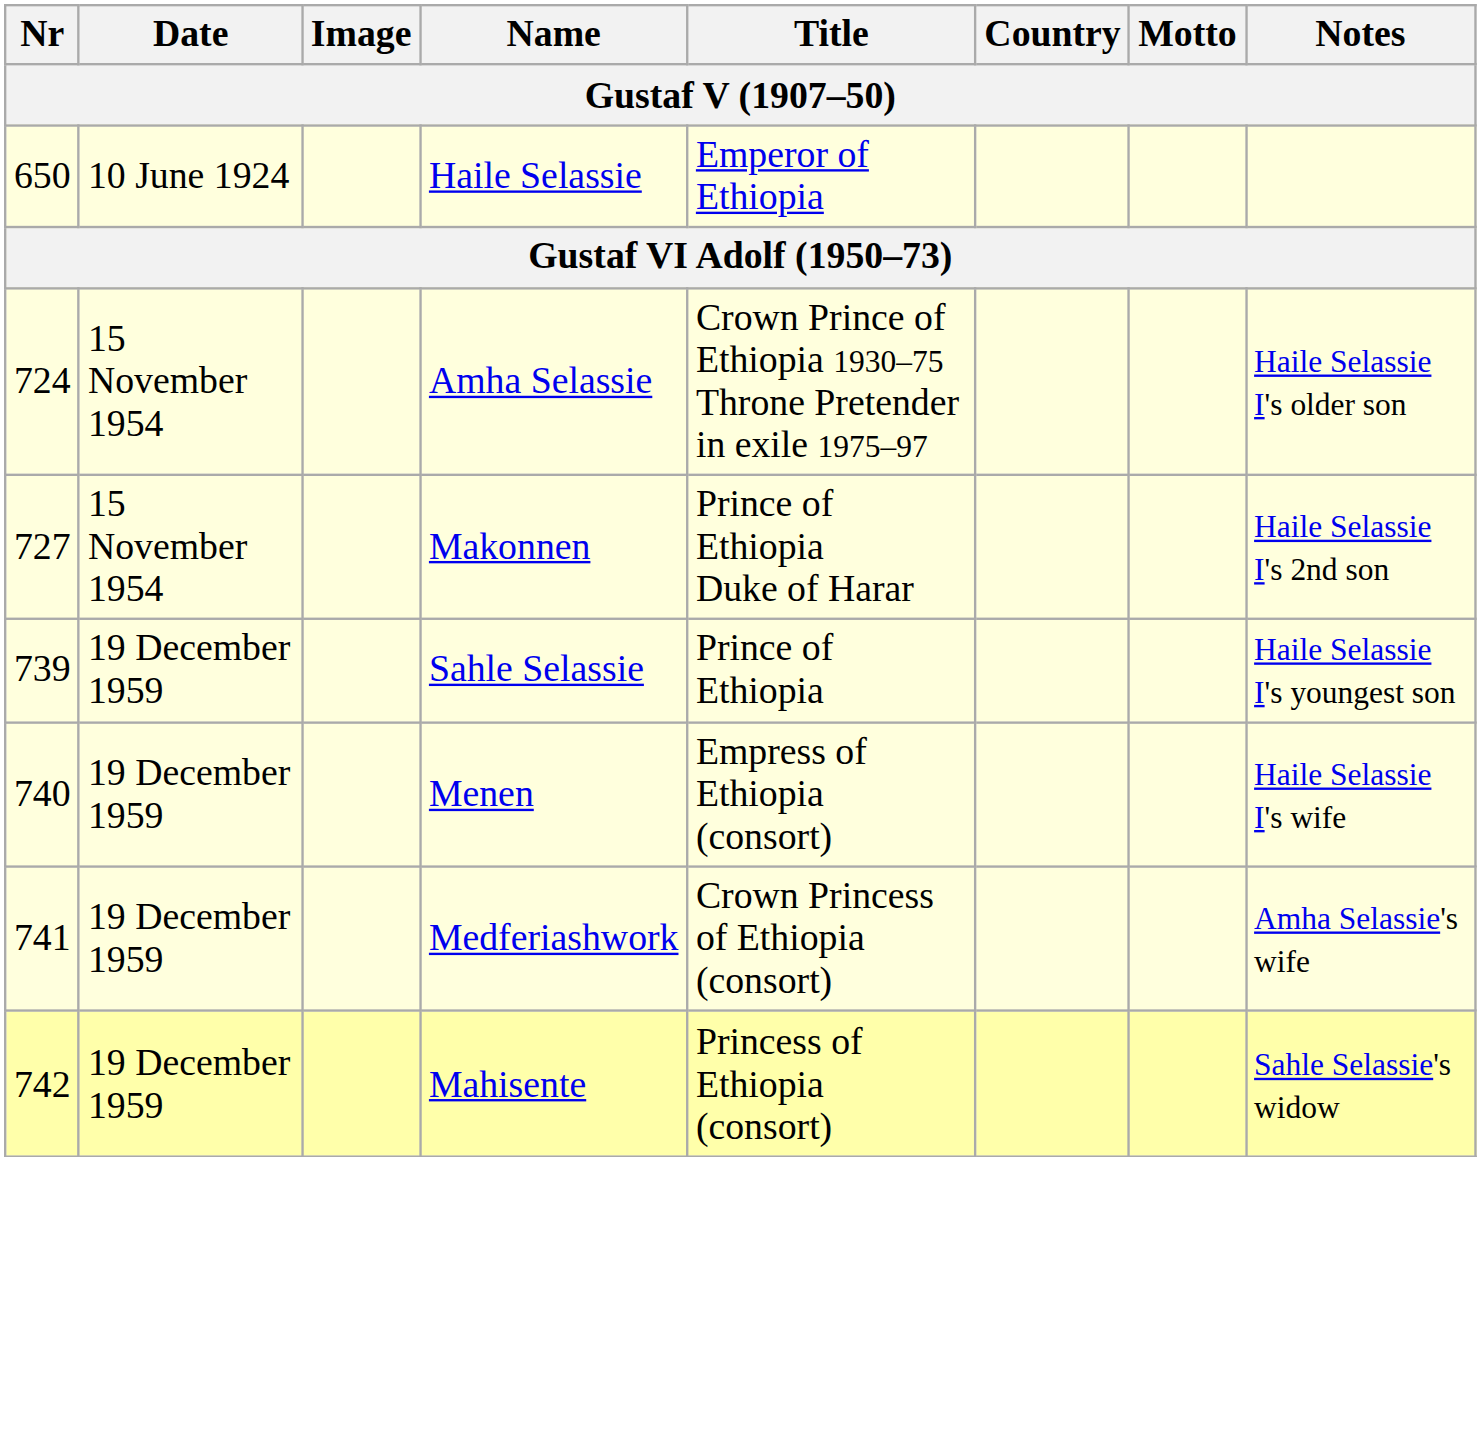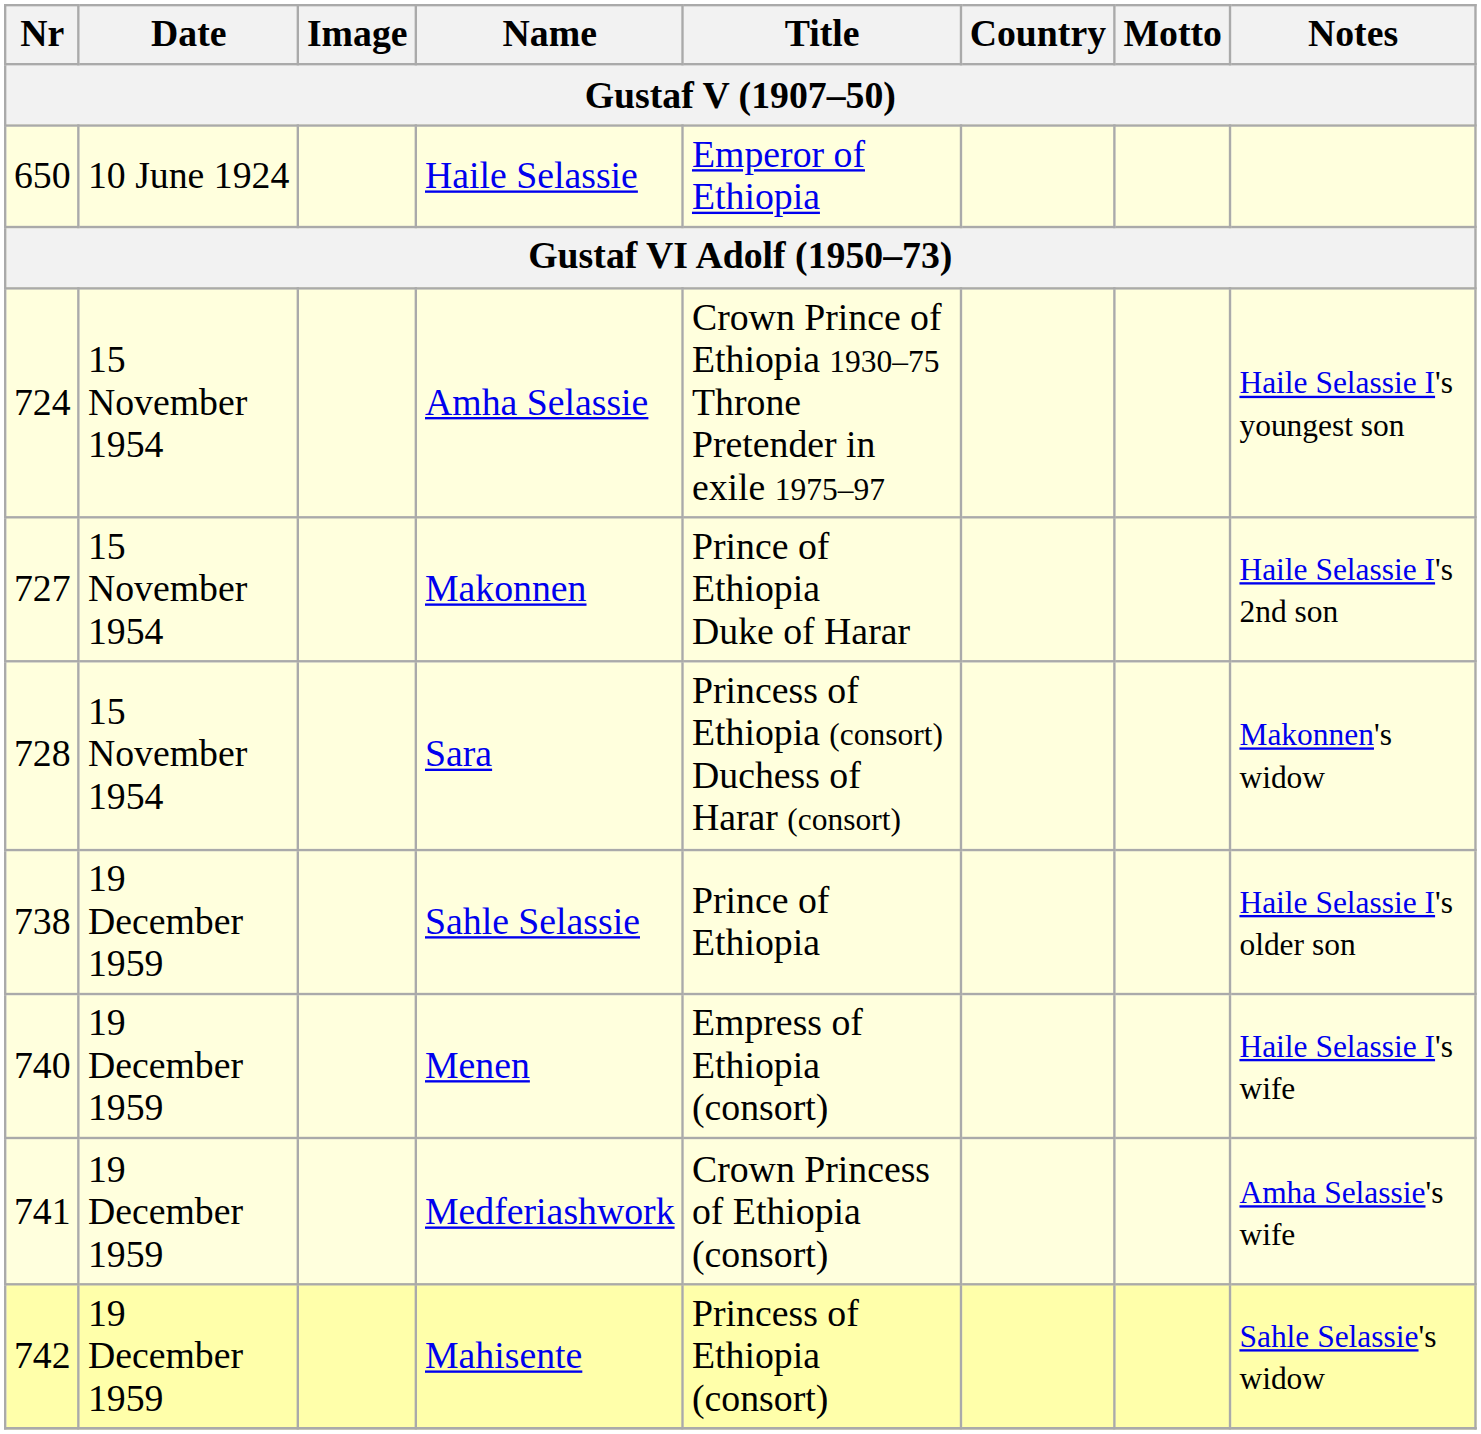(1343, 382) Haile Selassie I's older son -> (1346, 403) Haile Selassie I's youngest son
+ row: (459, 754)
(42, 669) 739 -> (42, 920) 738
(1355, 672) Haile Selassie I's youngest son -> (1346, 923) Haile Selassie I's older son
